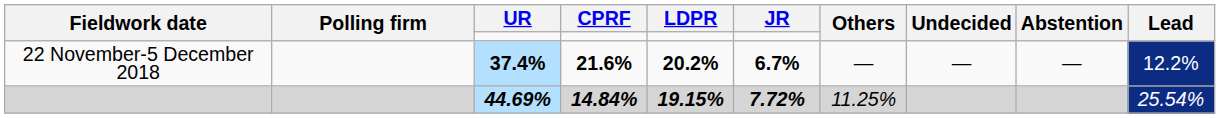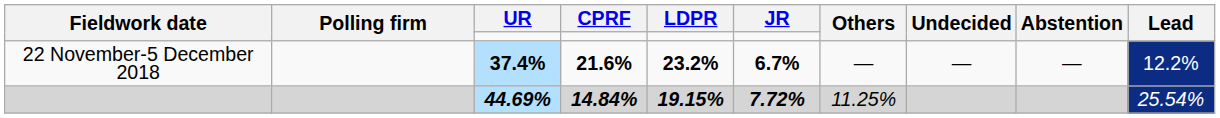(691, 63) 20.2% -> (691, 63) 23.2%
